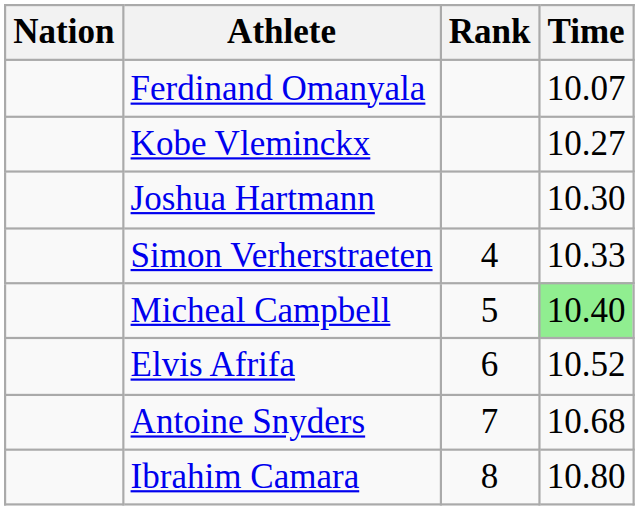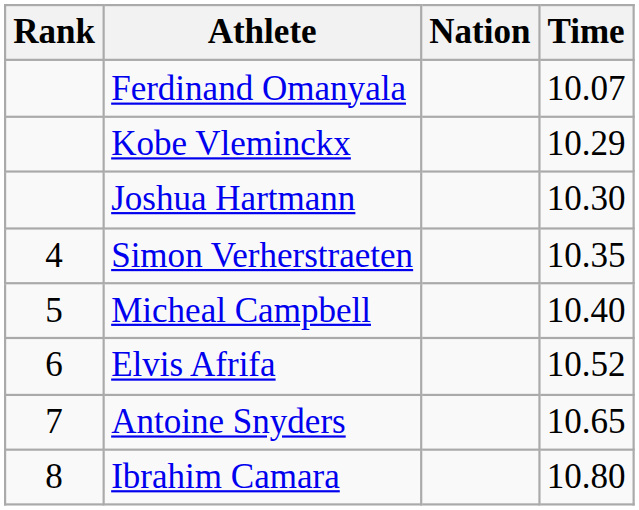columns swapped: (490, 32) <-> (64, 32)
(586, 143) 10.27 -> (586, 143) 10.29
(586, 254) 10.33 -> (586, 254) 10.35
(586, 310) lightgreen background -> (586, 310) no background
(586, 421) 10.68 -> (586, 421) 10.65
